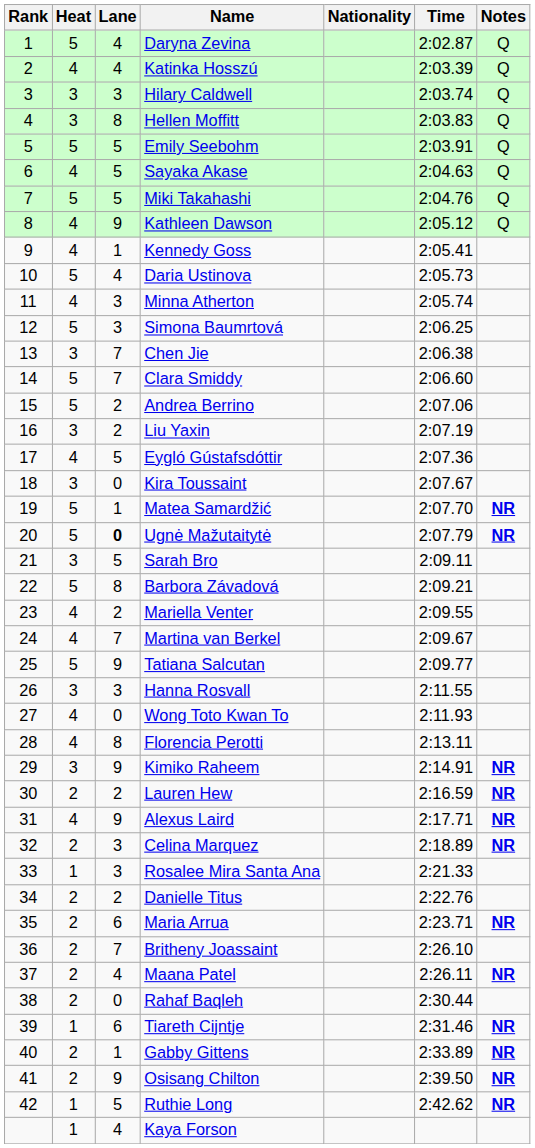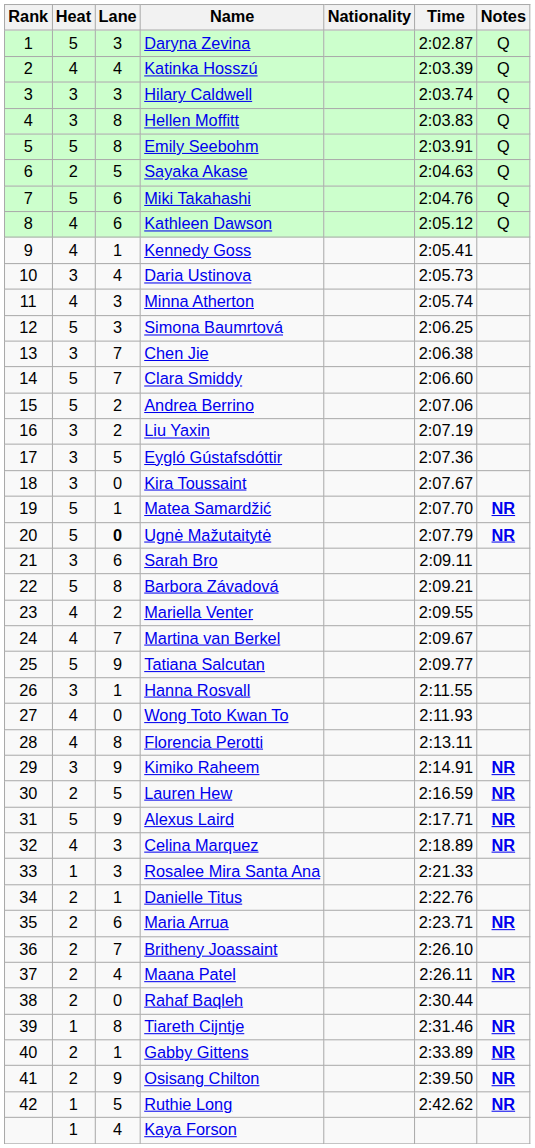(118, 43) 4 -> (118, 43) 3
(118, 146) 5 -> (118, 146) 8
(73, 172) 4 -> (73, 172) 2
(118, 198) 5 -> (118, 198) 6
(118, 224) 9 -> (118, 224) 6
(73, 276) 5 -> (73, 276) 3
(73, 457) 4 -> (73, 457) 3
(118, 560) 5 -> (118, 560) 6
(118, 690) 3 -> (118, 690) 1
(118, 793) 2 -> (118, 793) 5
(73, 819) 4 -> (73, 819) 5
(73, 845) 2 -> (73, 845) 4
(118, 897) 2 -> (118, 897) 1
(118, 1026) 6 -> (118, 1026) 8
